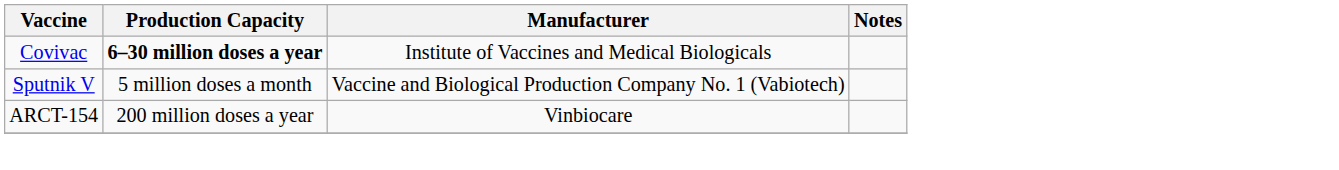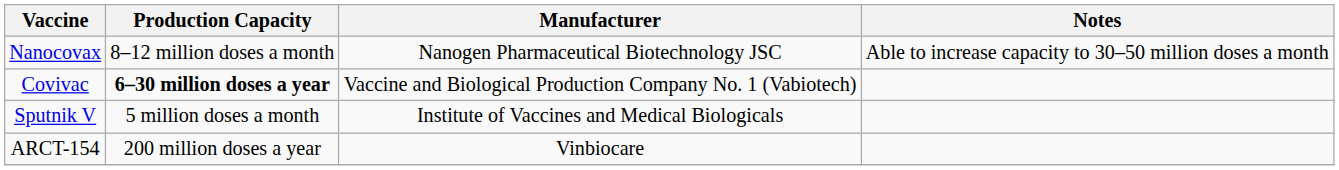+ row: (55, 52)
(588, 52) Institute of Vaccines and Medical Biologicals -> (600, 84) Vaccine and Biological Production Company No. 1 (Vabiotech)
(588, 84) Vaccine and Biological Production Company No. 1 (Vabiotech) -> (600, 116) Institute of Vaccines and Medical Biologicals
